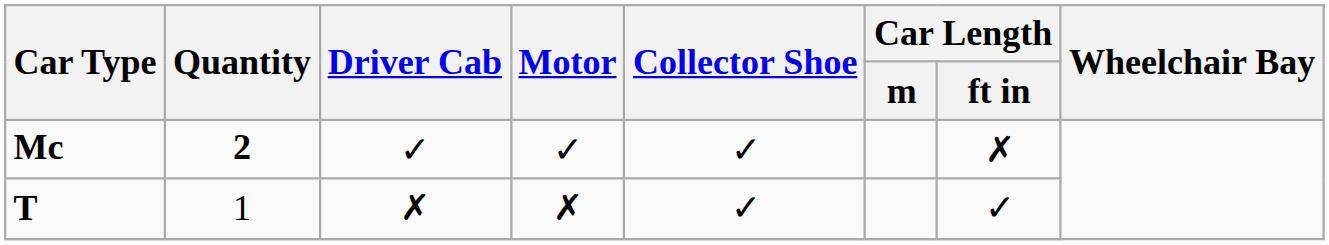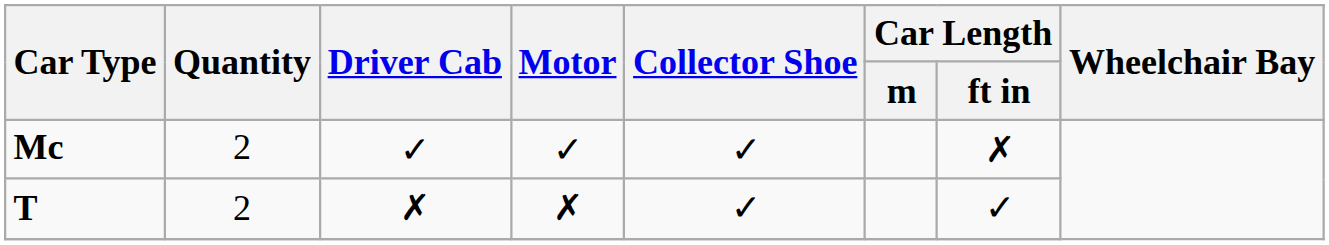(242, 148) bold -> (242, 148) normal
(242, 207) 1 -> (242, 207) 2
